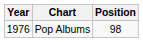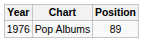(115, 29) 98 -> (115, 29) 89
